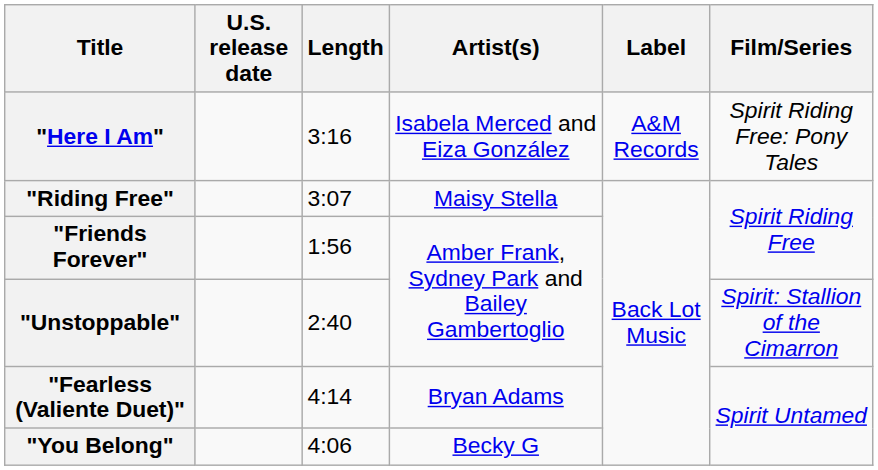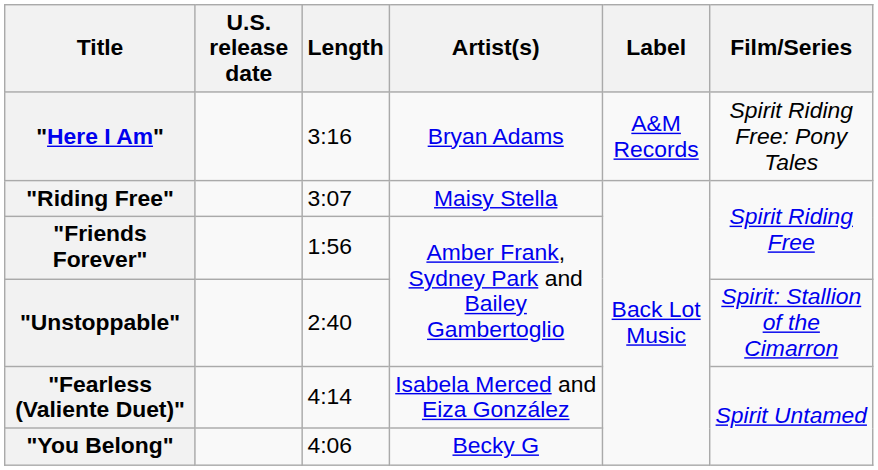(496, 136) Isabela Merced and Eiza González -> (496, 136) Bryan Adams
(496, 397) Bryan Adams -> (496, 397) Isabela Merced and Eiza González
